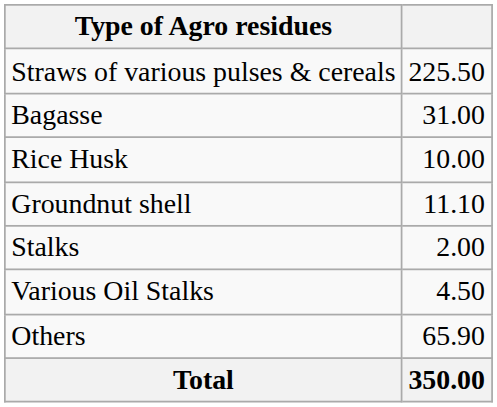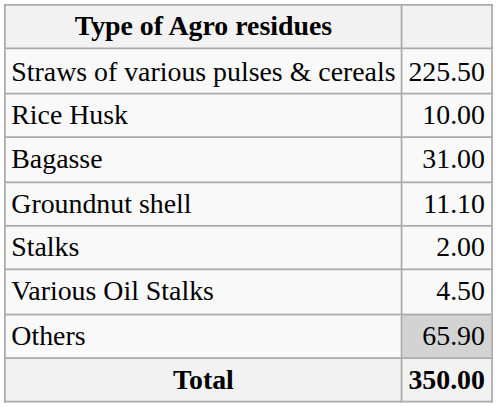rows swapped: (57, 114) <-> (70, 159)
(454, 335) no background -> (454, 335) lightgrey background
